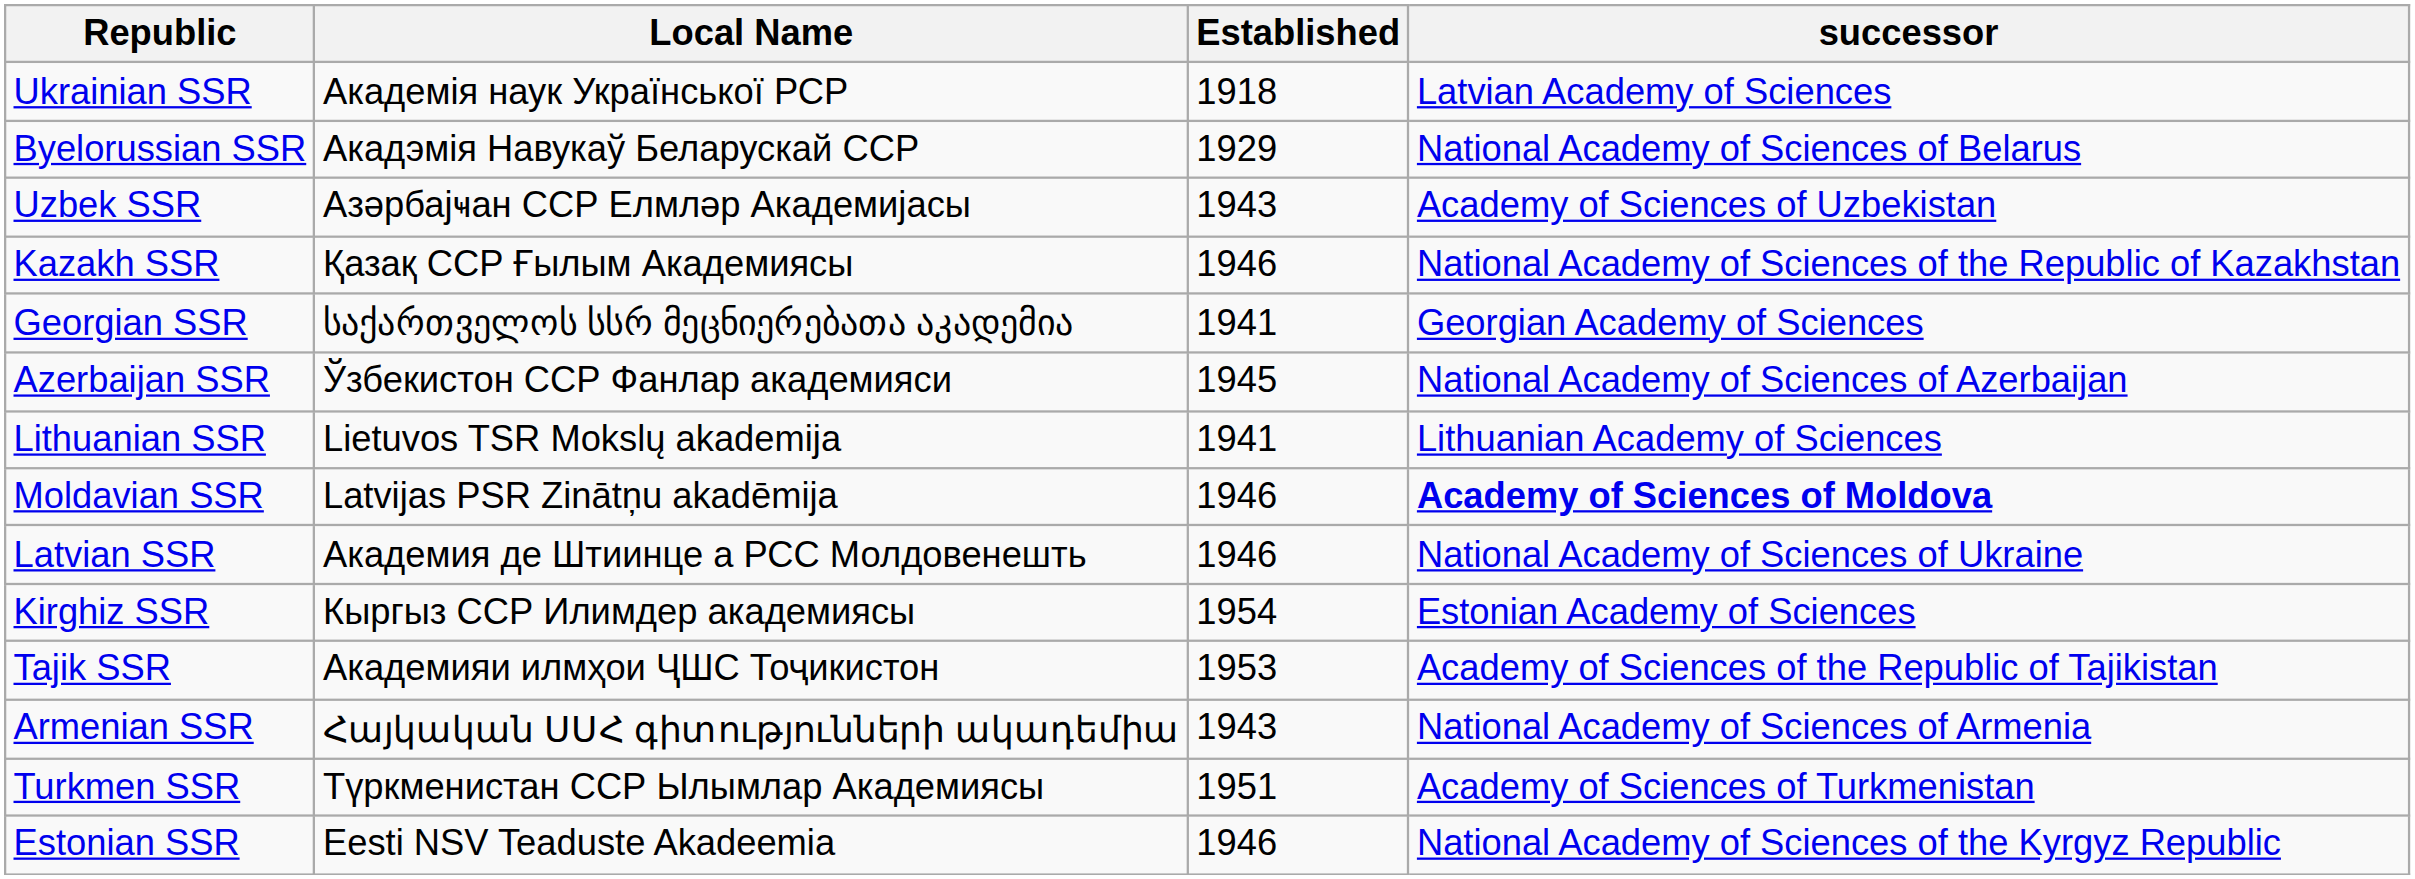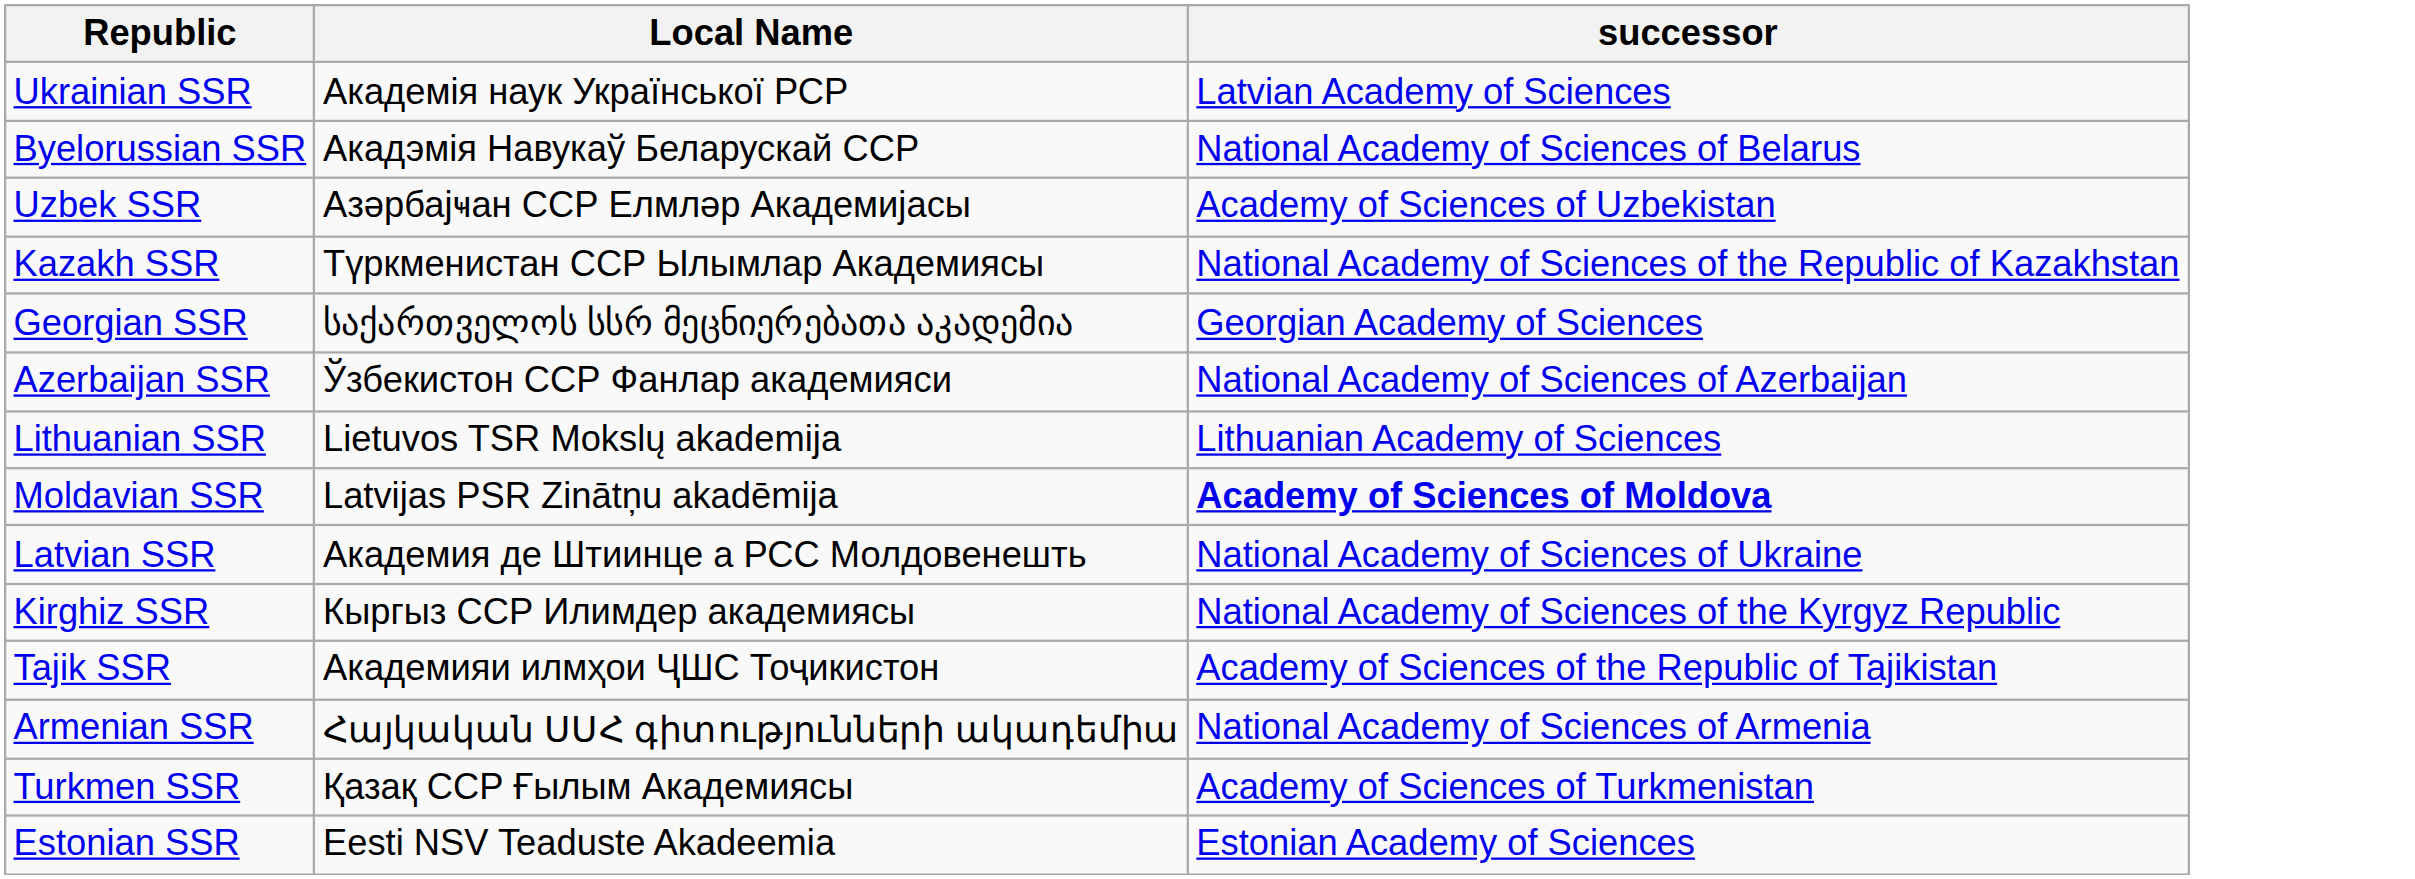- column: (1298, 33)
(588, 263) Қазақ ССР Ғылым Академиясы -> (684, 263) Түркменистан ССР Ылымлар Академиясы
(1666, 611) Estonian Academy of Sciences -> (1628, 611) National Academy of Sciences of the Kyrgyz Republic
(684, 786) Түркменистан ССР Ылымлар Академиясы -> (588, 786) Қазақ ССР Ғылым Академиясы
(1849, 844) National Academy of Sciences of the Kyrgyz Republic -> (1446, 844) Estonian Academy of Sciences
